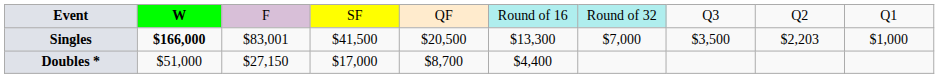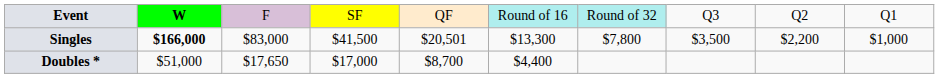(266, 39) $83,001 -> (266, 39) $83,000
(444, 39) $20,500 -> (444, 39) $20,501
(622, 39) $7,000 -> (622, 39) $7,800
(800, 39) $2,203 -> (800, 39) $2,200
(266, 62) $27,150 -> (266, 62) $17,650
